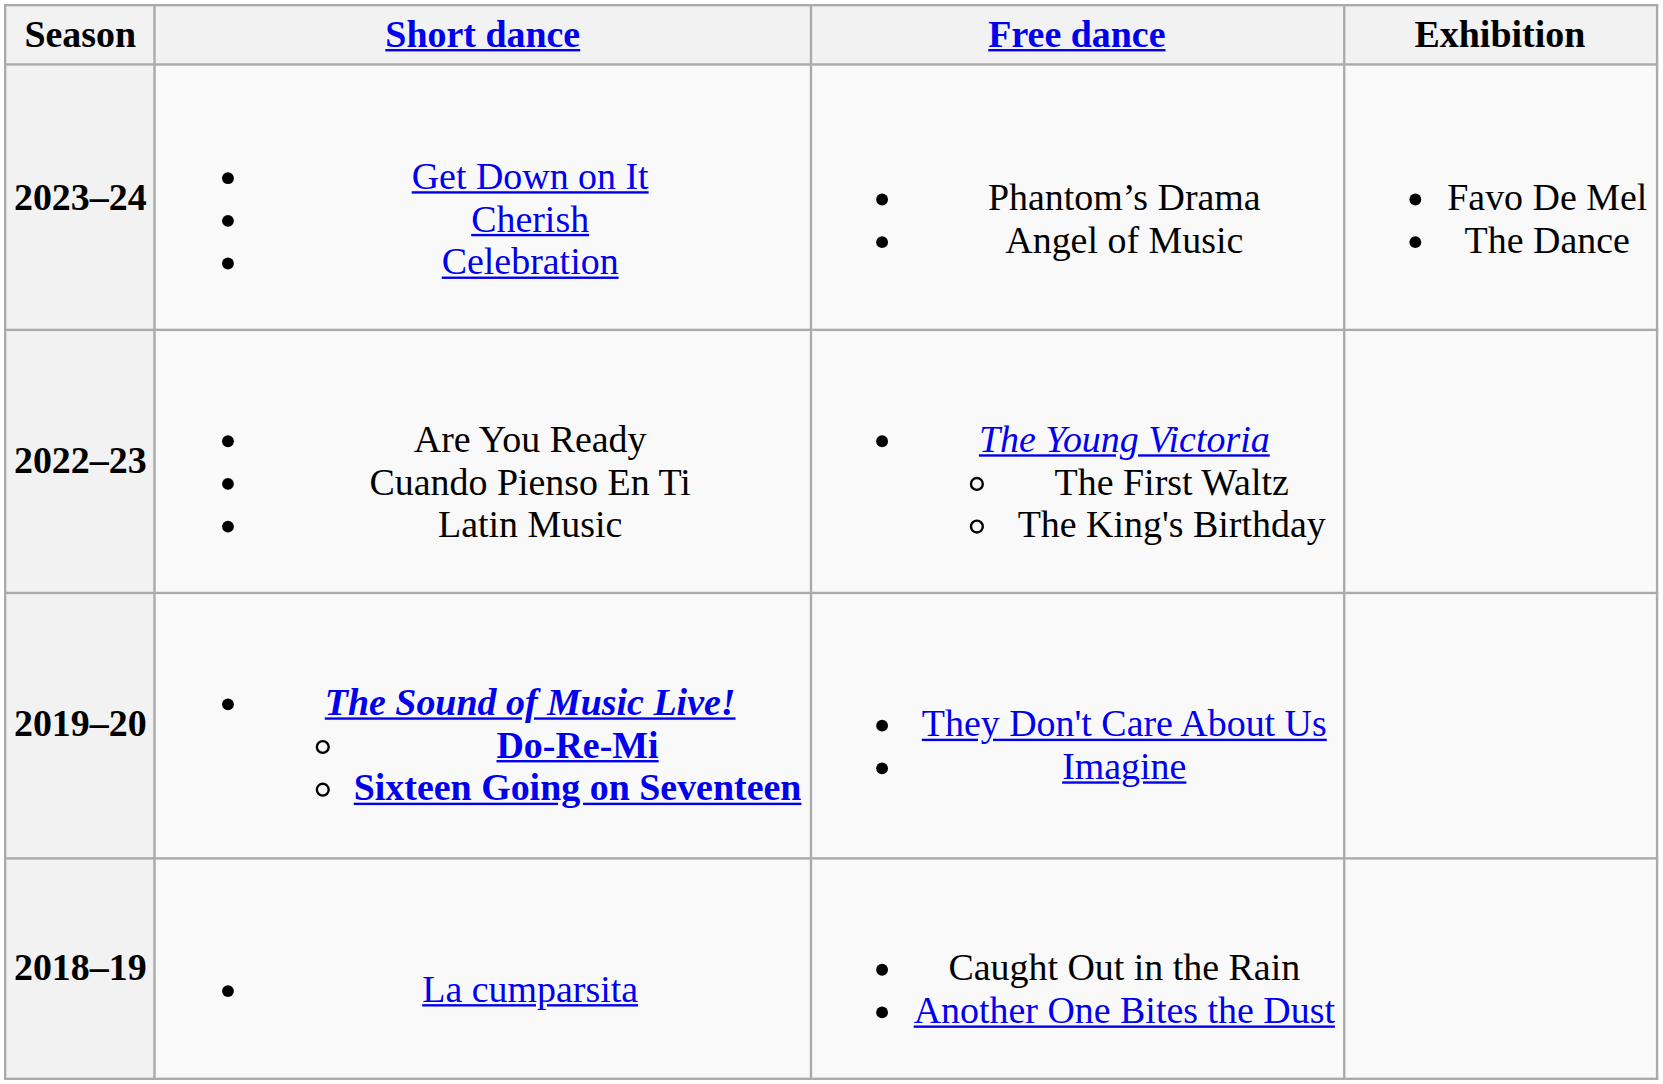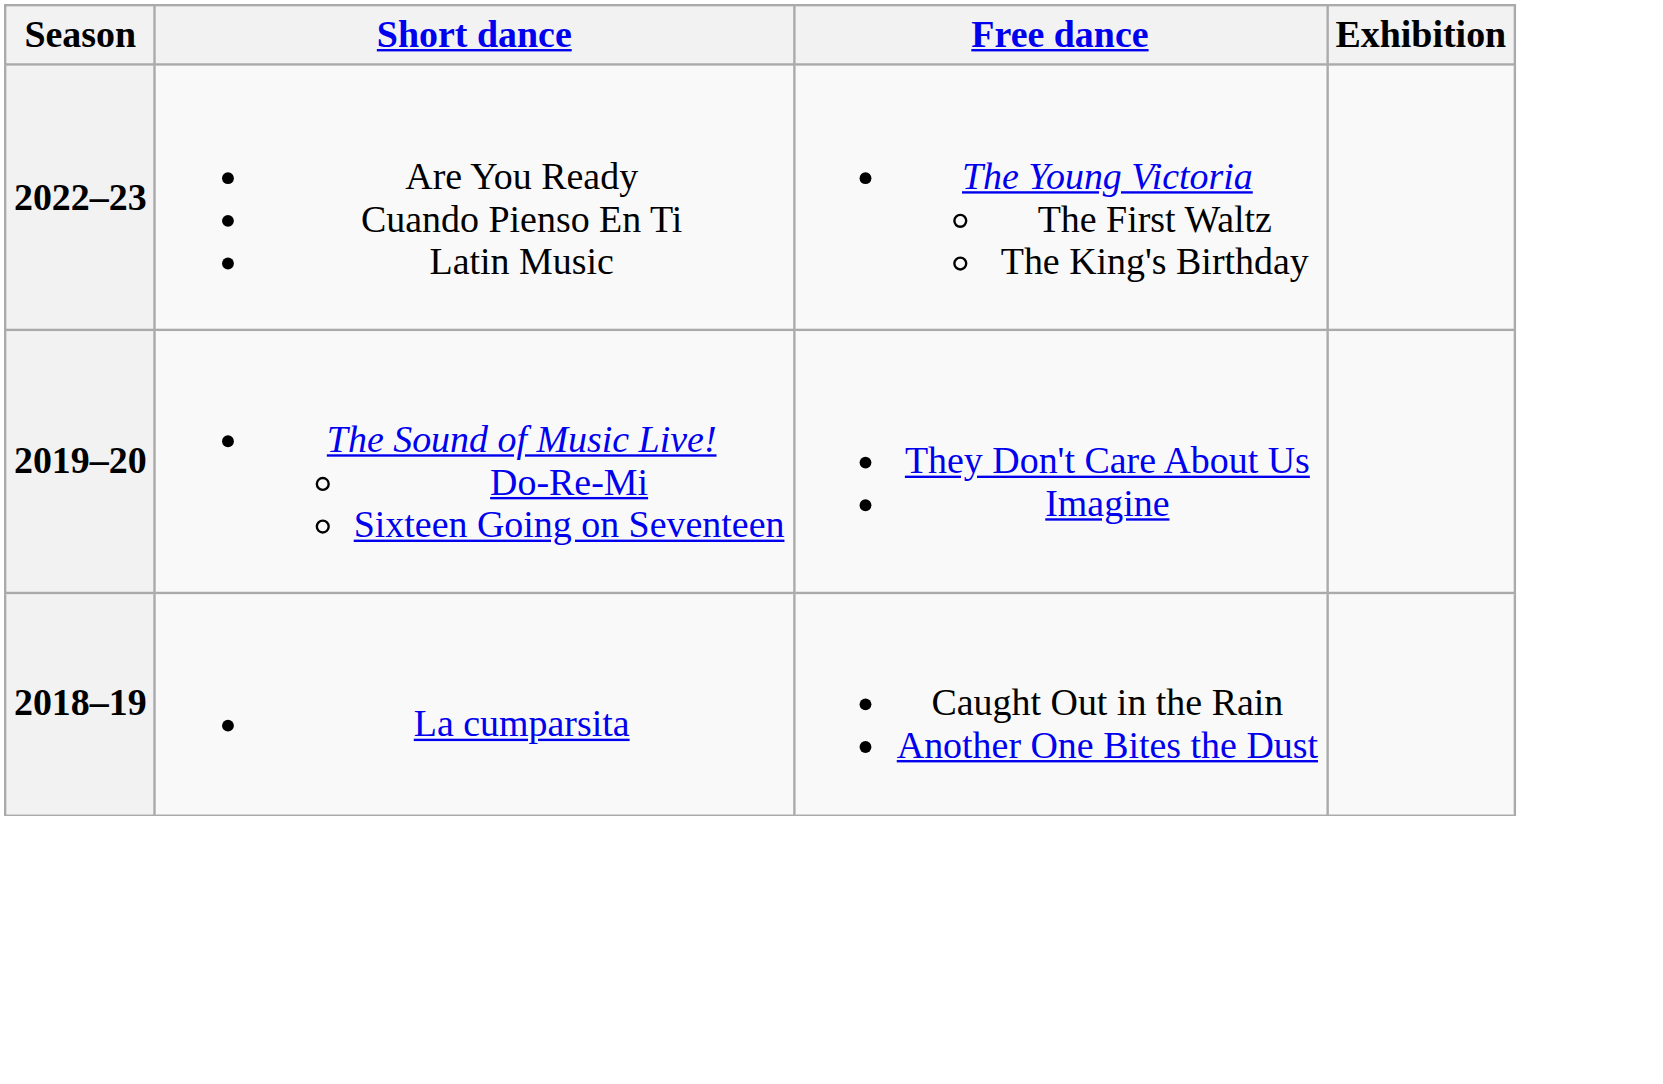- row: (80, 196)
(483, 747) bold -> (474, 483) normal
